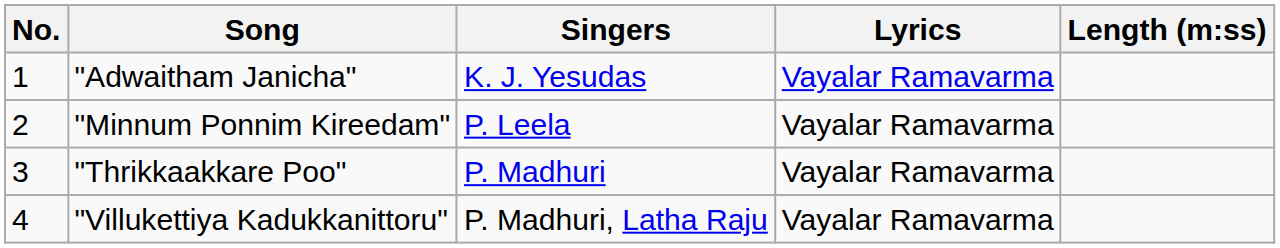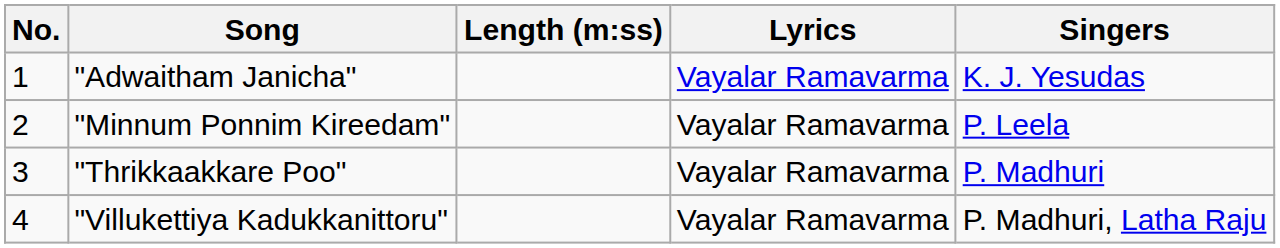columns swapped: (616, 29) <-> (1167, 29)
